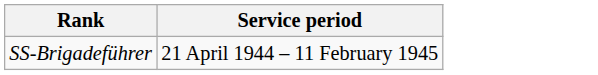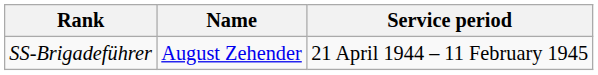+ column: (232, 20)
